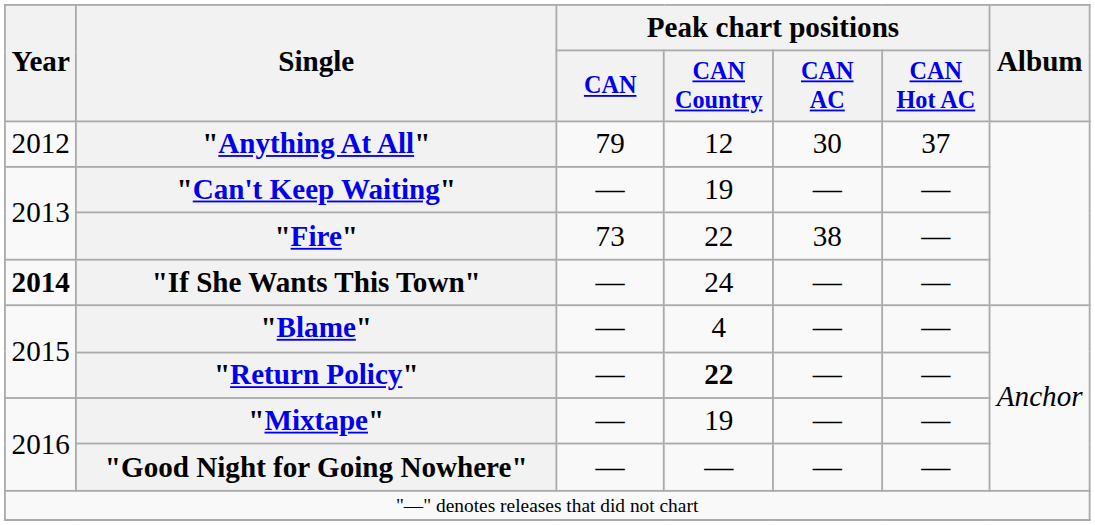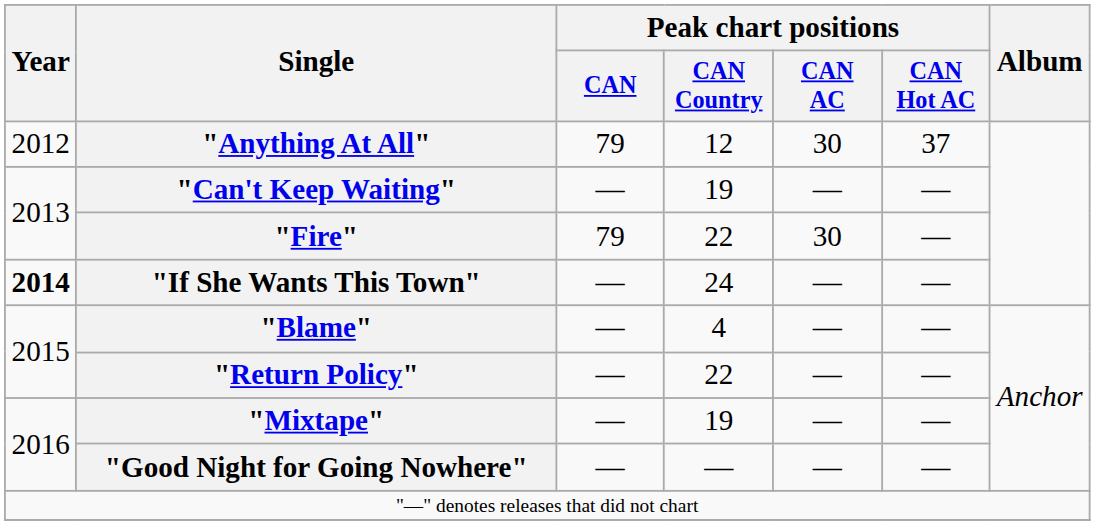(610, 235) 73 -> (610, 235) 79
(827, 235) 38 -> (827, 235) 30
(719, 374) bold -> (719, 374) normal
